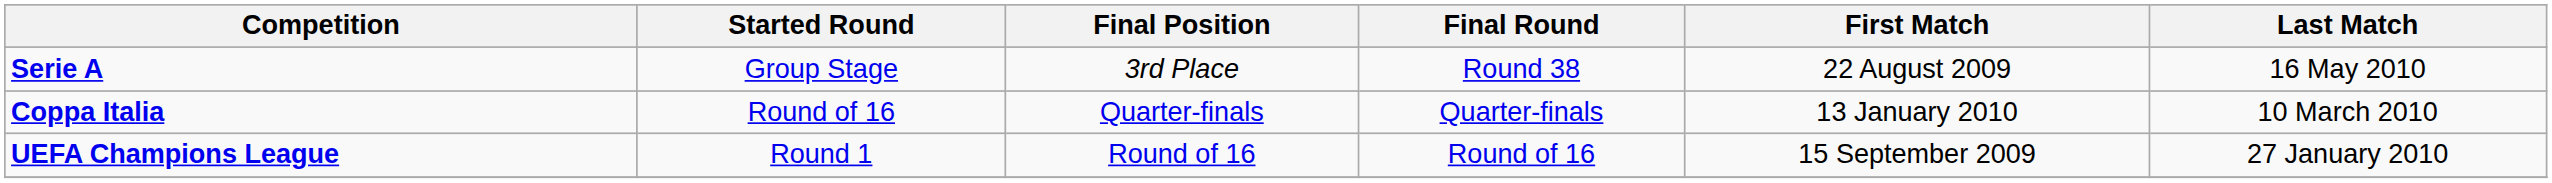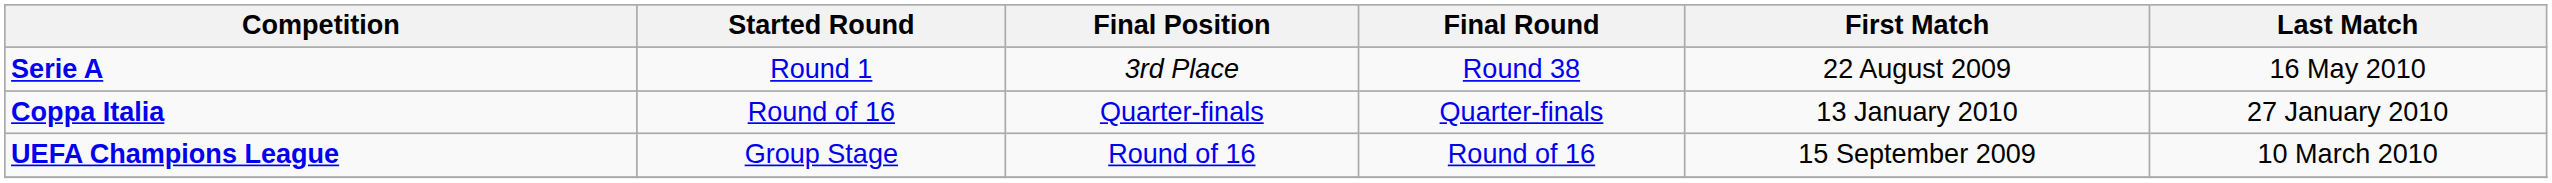(821, 68) Group Stage -> (821, 68) Round 1
(2348, 111) 10 March 2010 -> (2348, 111) 27 January 2010
(821, 154) Round 1 -> (821, 154) Group Stage
(2348, 154) 27 January 2010 -> (2348, 154) 10 March 2010
